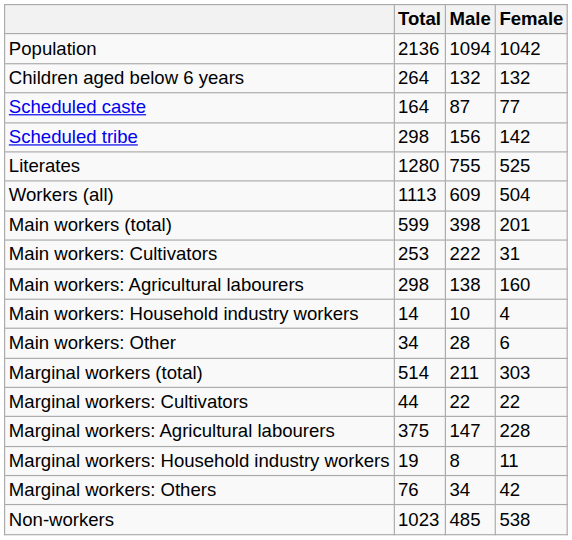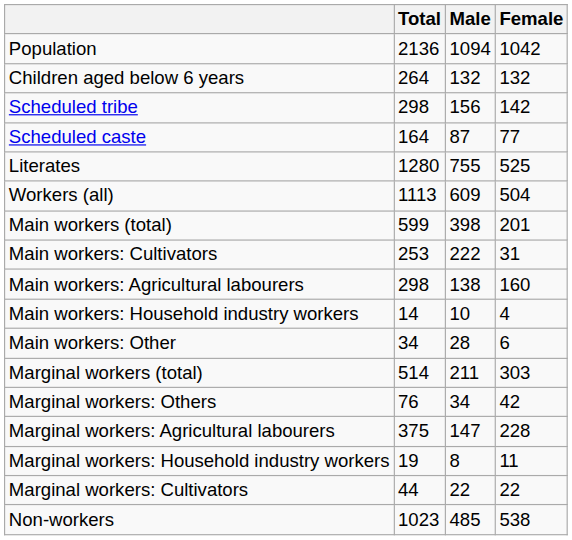rows swapped: (77, 107) <-> (73, 136)
rows swapped: (129, 401) <-> (113, 490)
